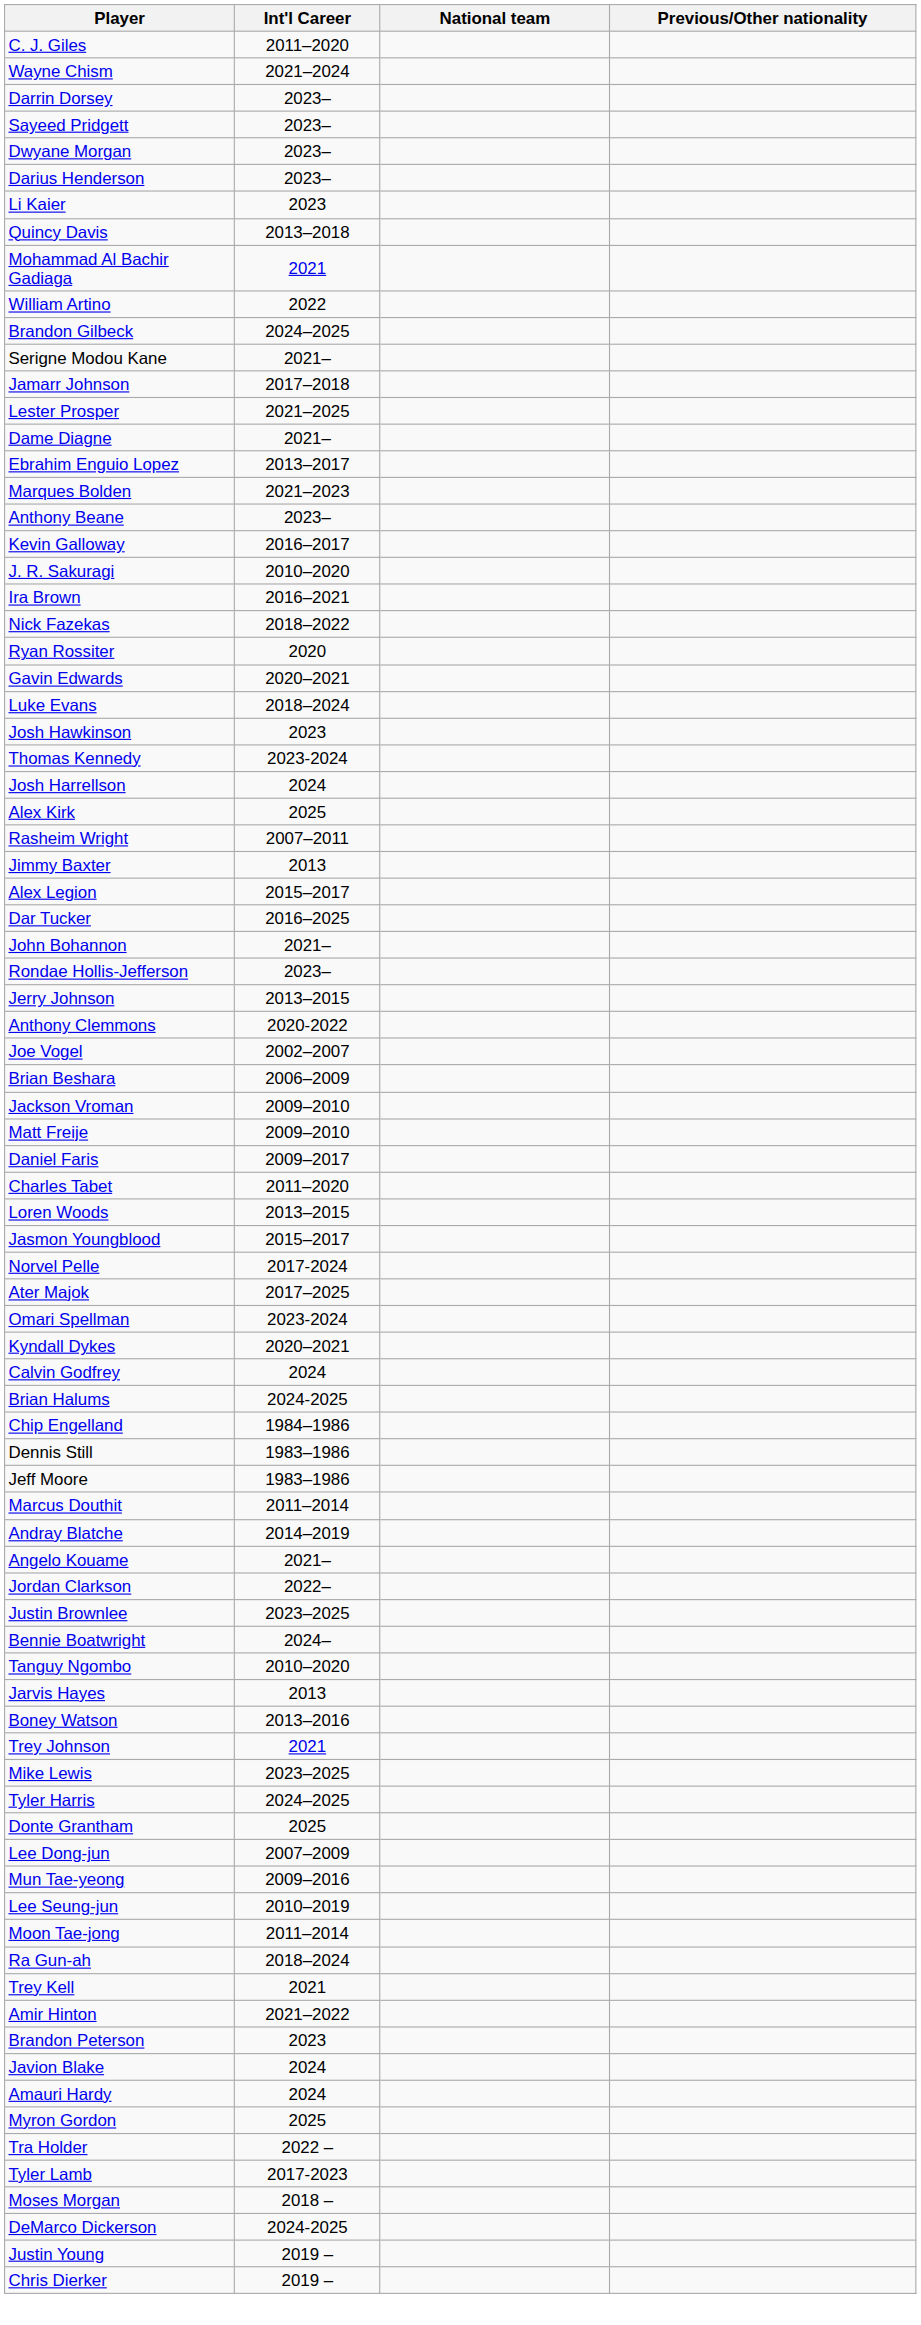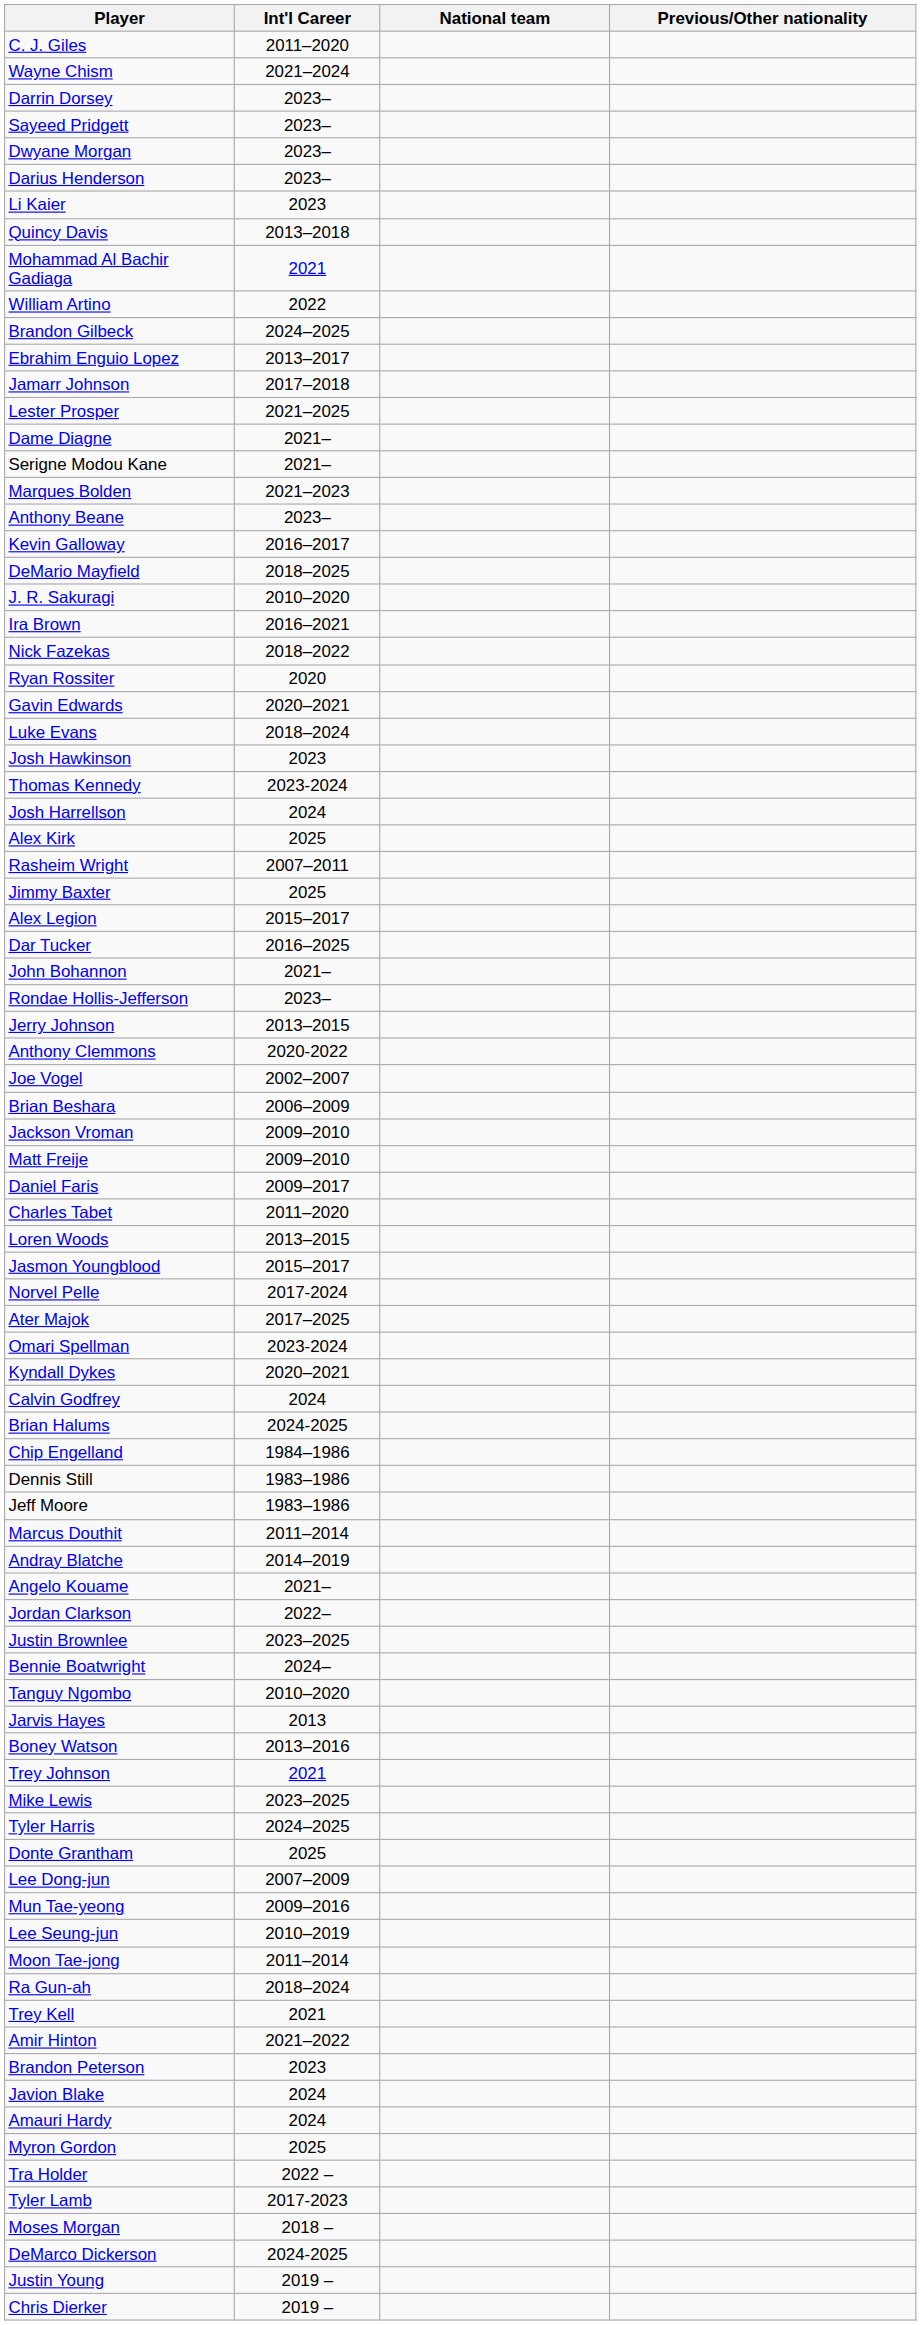rows swapped: (94, 464) <-> (88, 357)
+ row: (74, 571)
(307, 865) 2013 -> (307, 892) 2025
